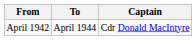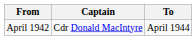columns swapped: (75, 12) <-> (145, 12)
